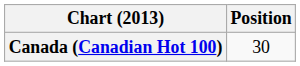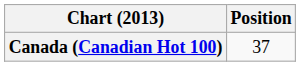(261, 46) 30 -> (261, 46) 37
